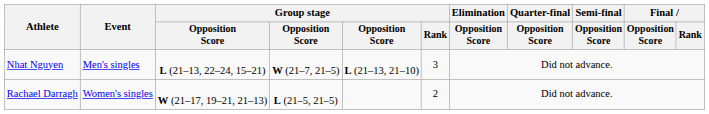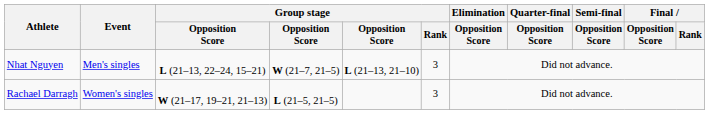(435, 94) 2 -> (435, 94) 3
